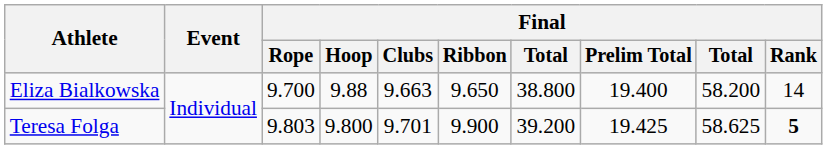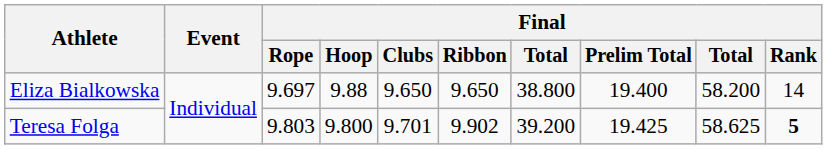(291, 90) 9.700 -> (291, 90) 9.697
(408, 90) 9.663 -> (408, 90) 9.650
(475, 126) 9.900 -> (475, 126) 9.902
